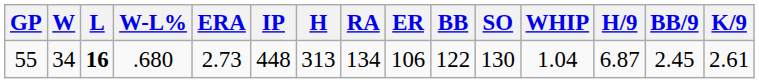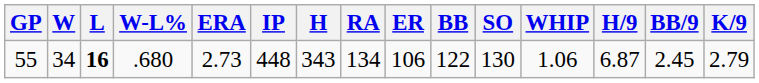(318, 58) 313 -> (318, 58) 343
(557, 58) 1.04 -> (557, 58) 1.06
(729, 58) 2.61 -> (729, 58) 2.79
